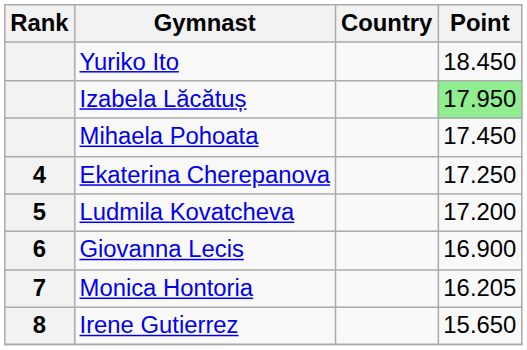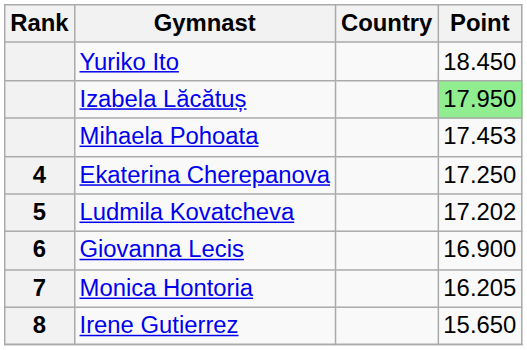(480, 136) 17.450 -> (480, 136) 17.453
(480, 212) 17.200 -> (480, 212) 17.202
